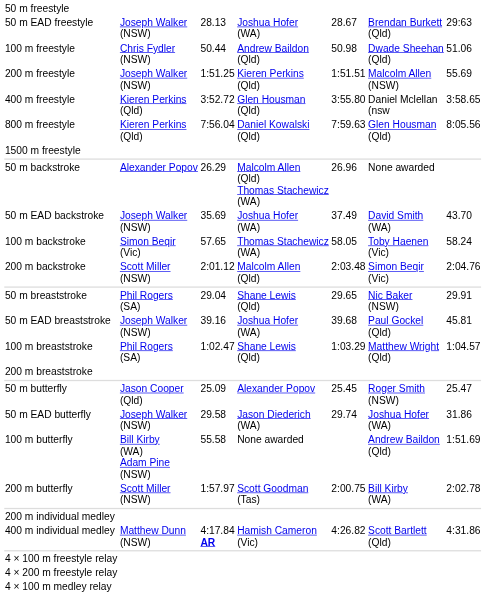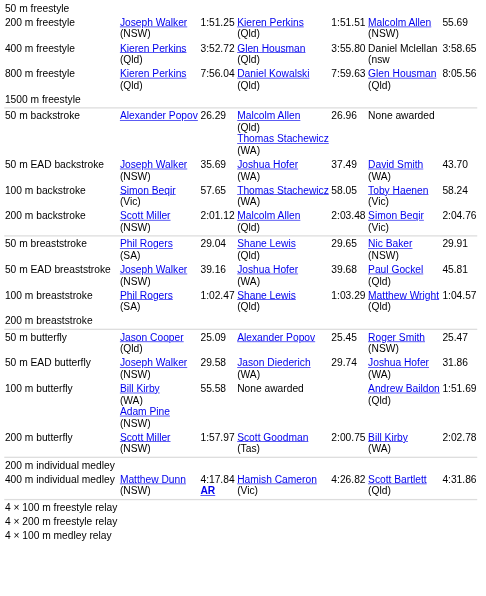- row: (49, 22)
- row: (40, 48)
